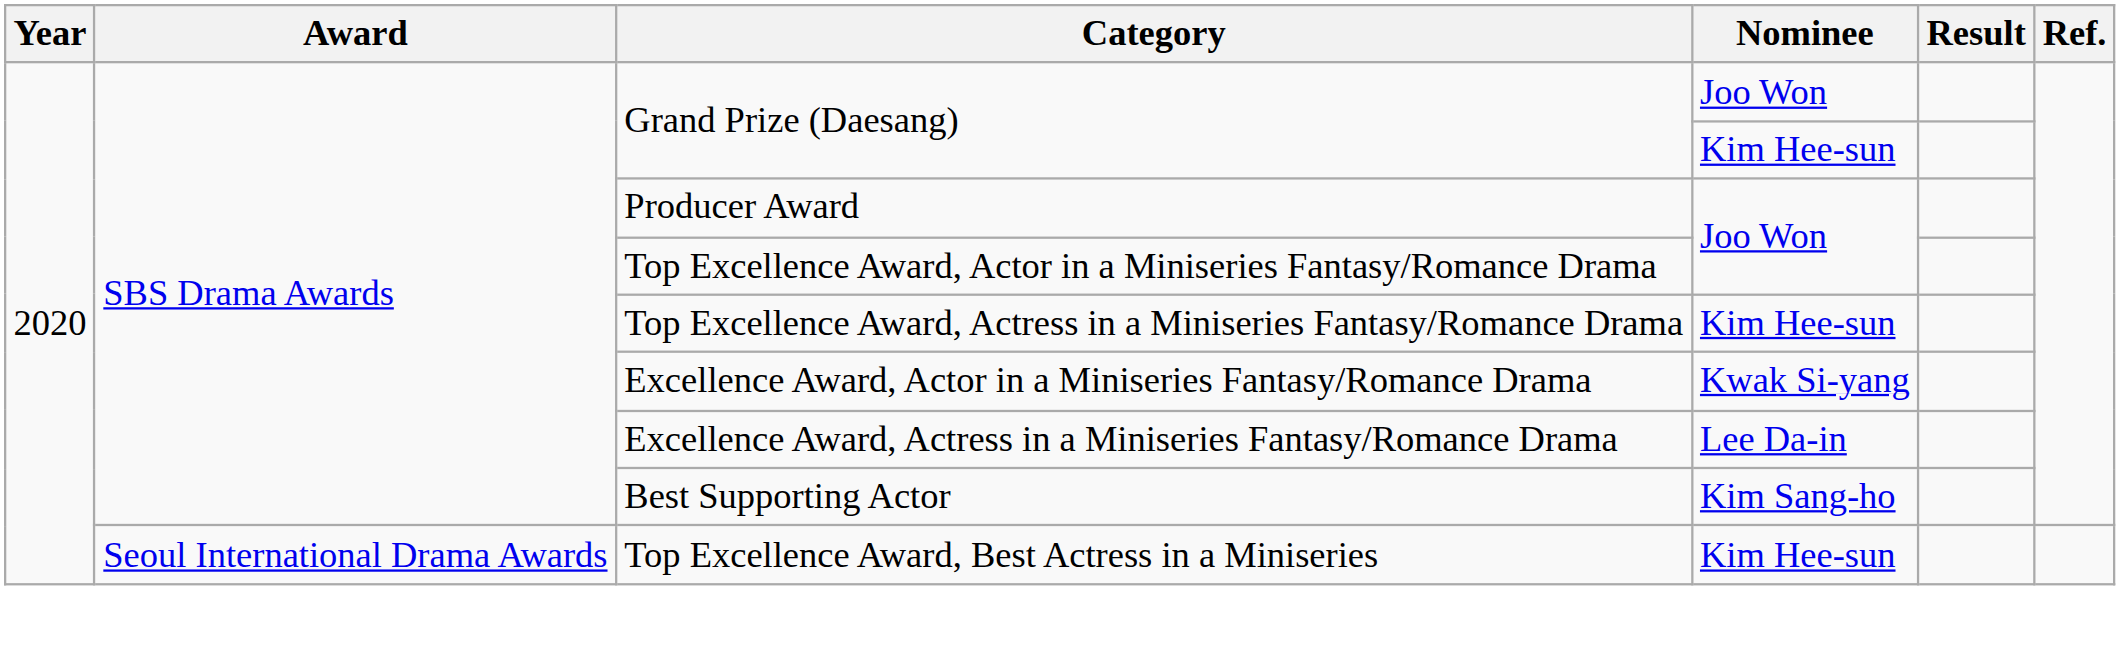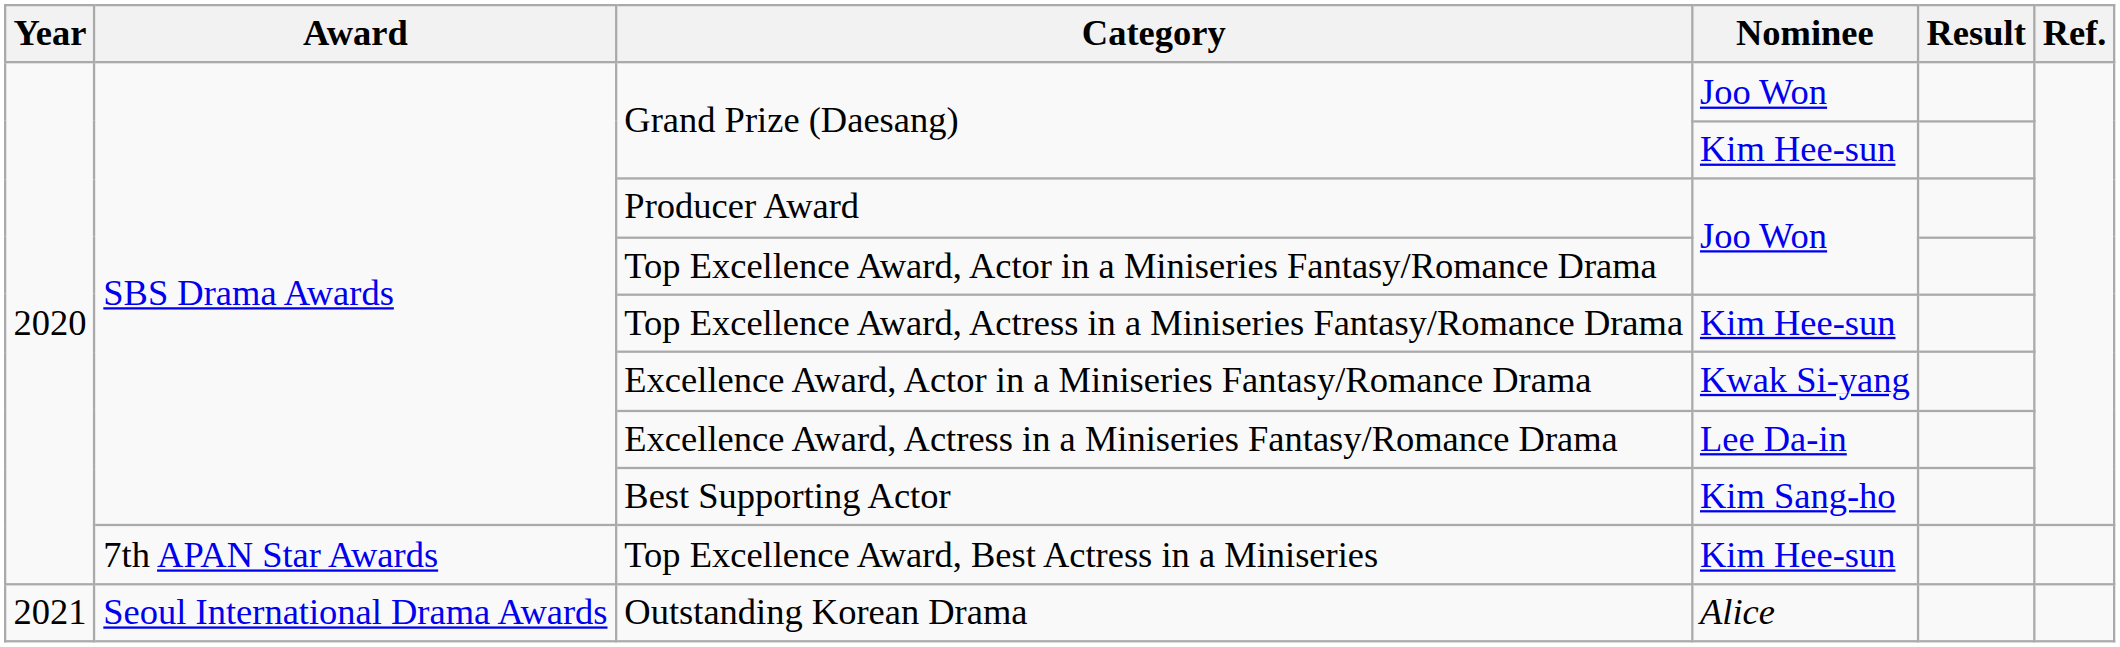(355, 554) Seoul International Drama Awards -> (271, 554) 7th APAN Star Awards
+ row: (826, 611)
